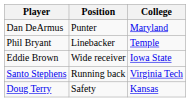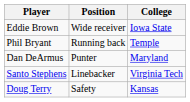rows swapped: (32, 58) <-> (35, 27)
(93, 43) Linebacker -> (98, 43) Running back
(98, 74) Running back -> (93, 74) Linebacker
